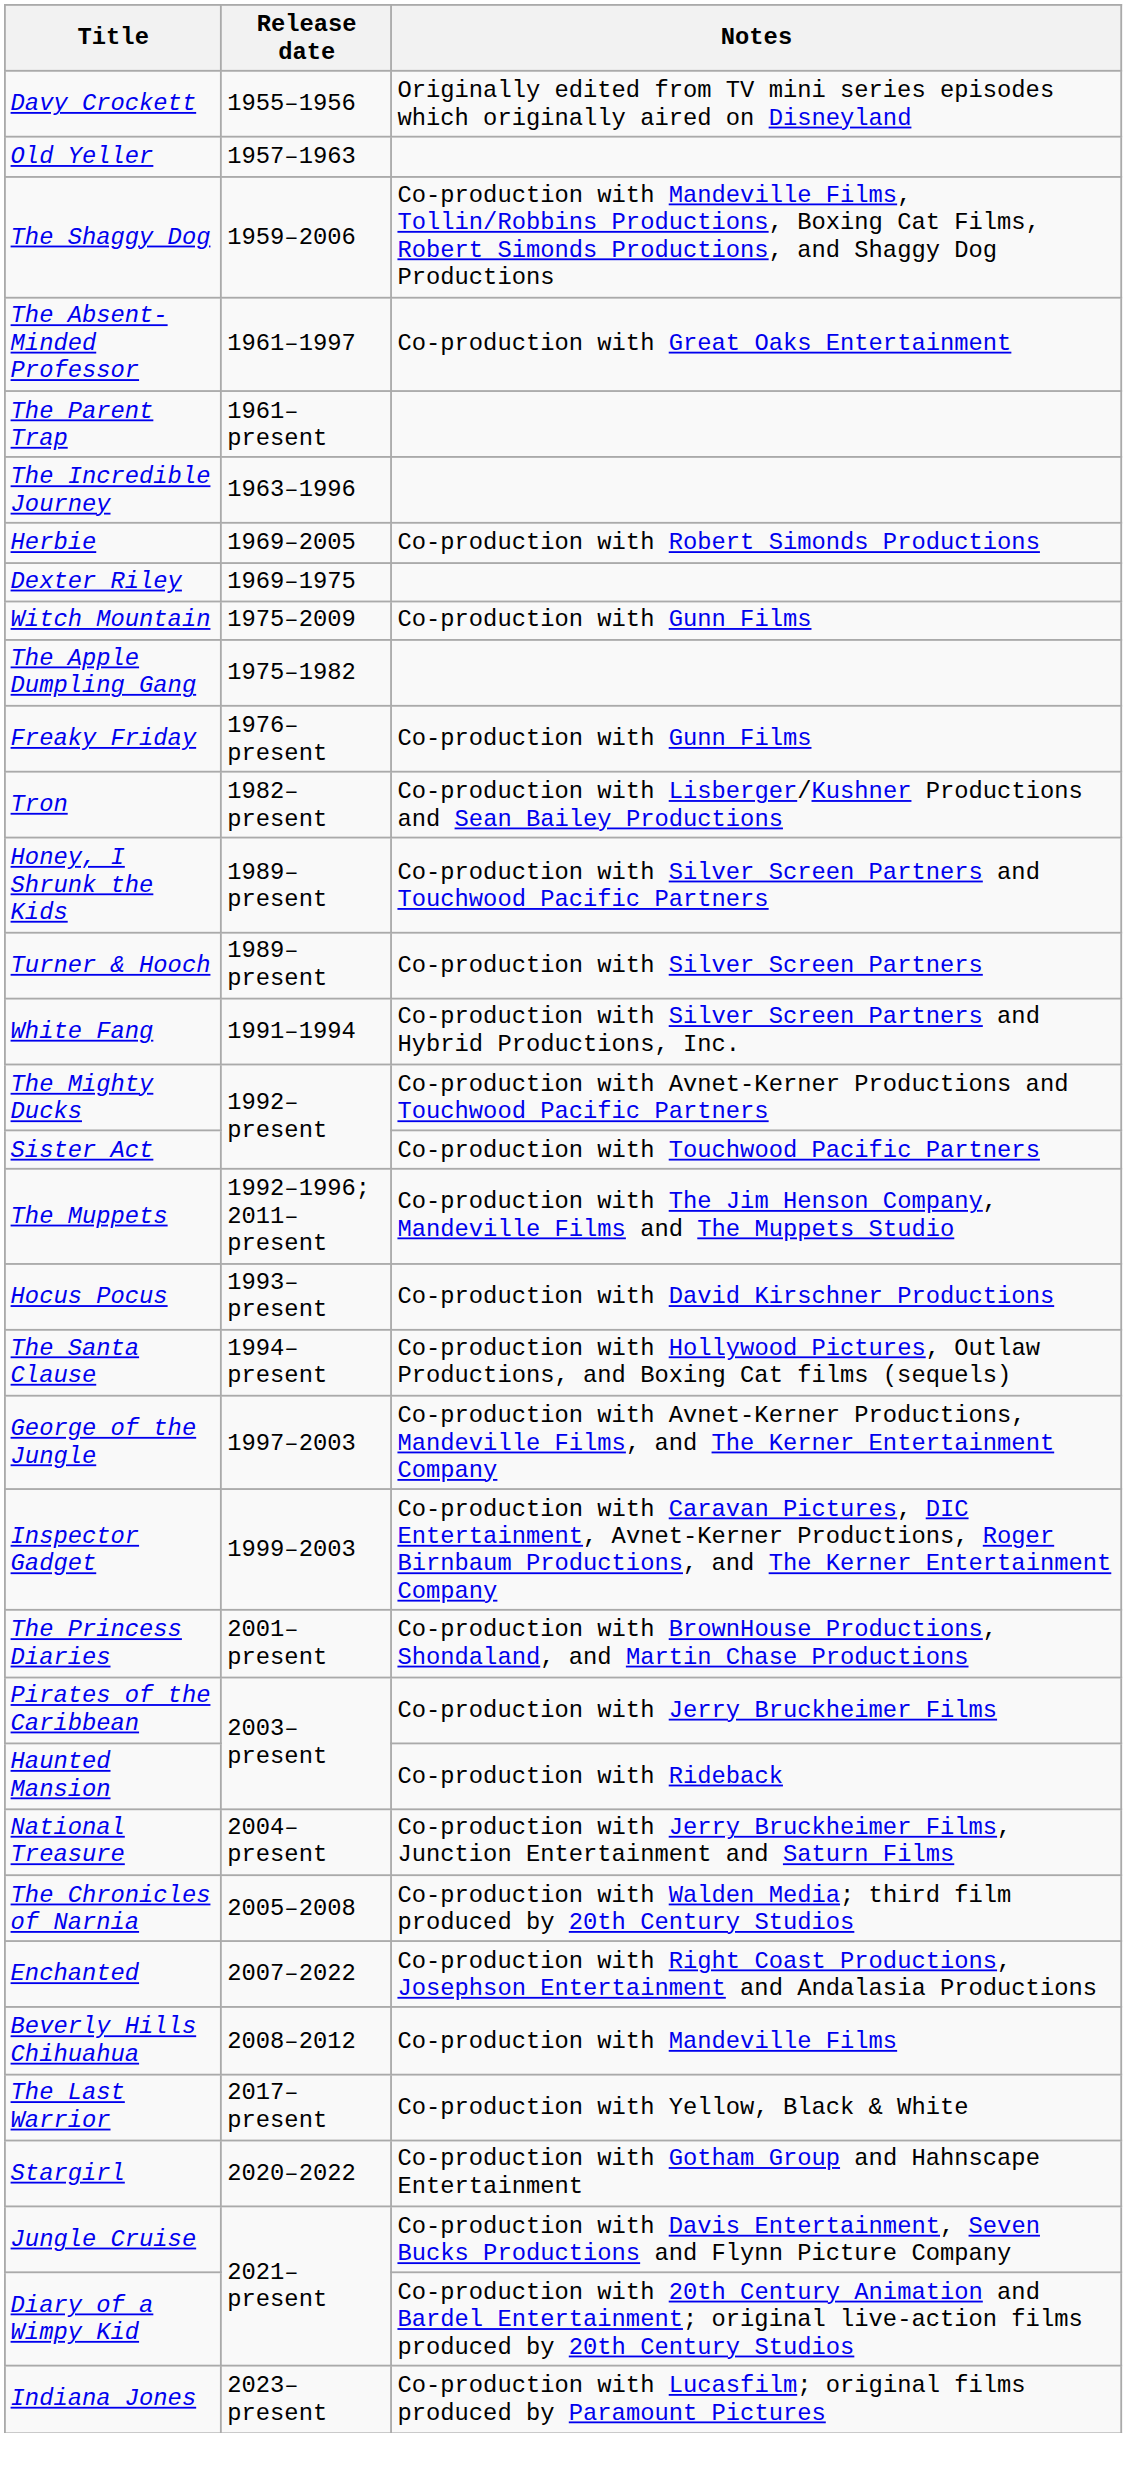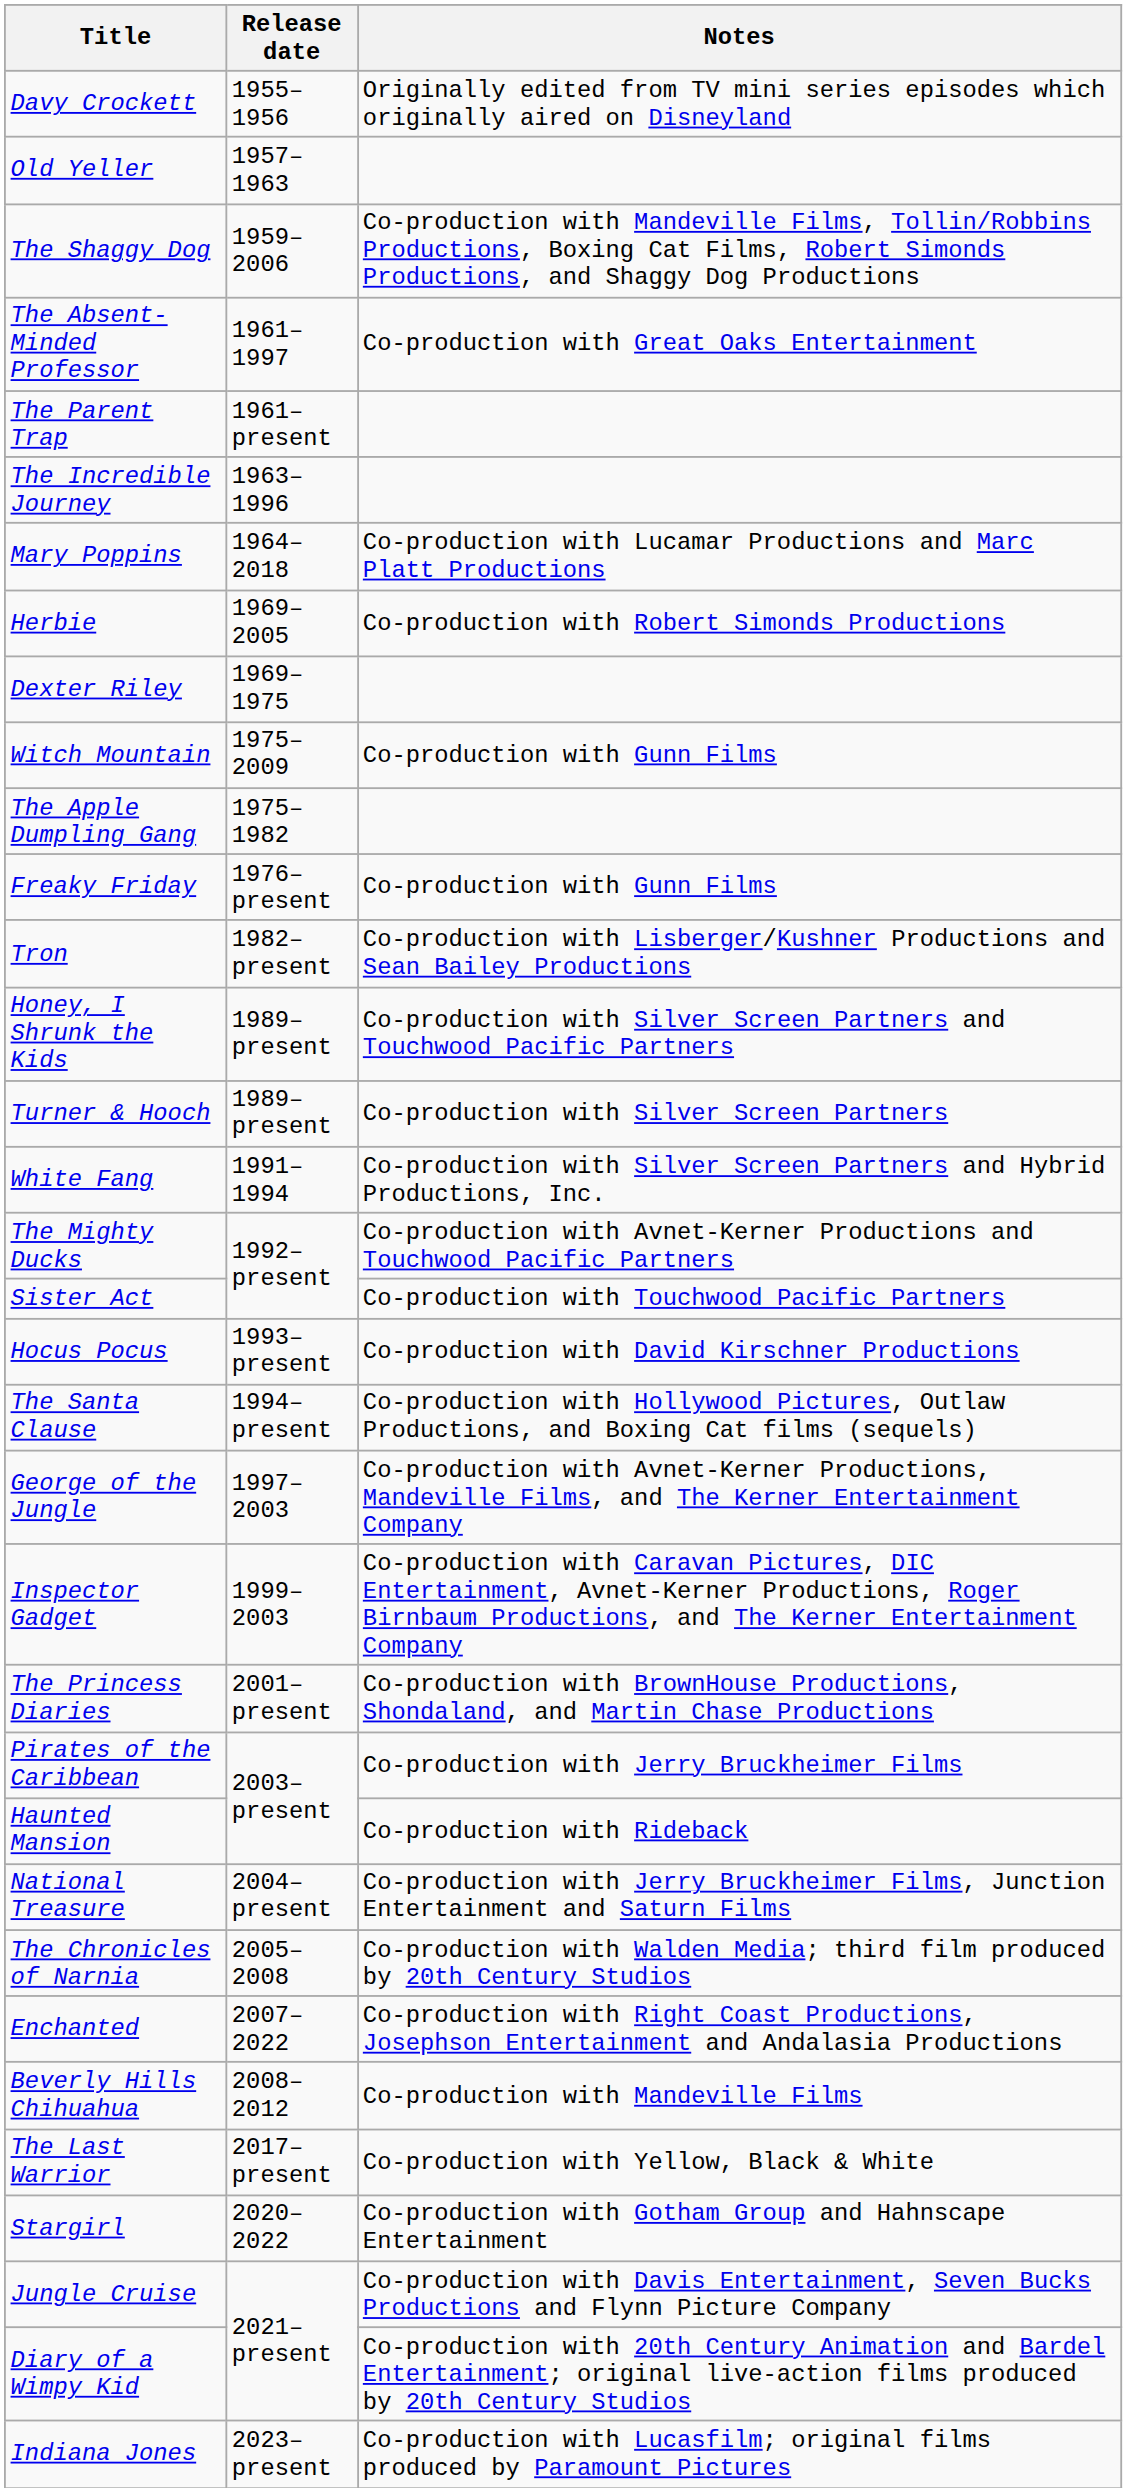+ row: (96, 556)
- row: (89, 1216)
